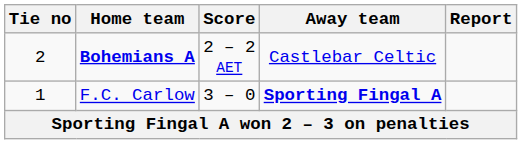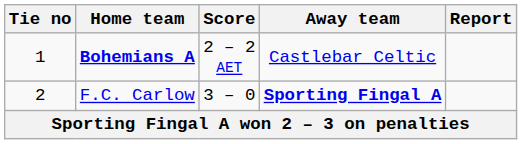(40, 57) 2 -> (40, 57) 1
(40, 96) 1 -> (40, 96) 2
